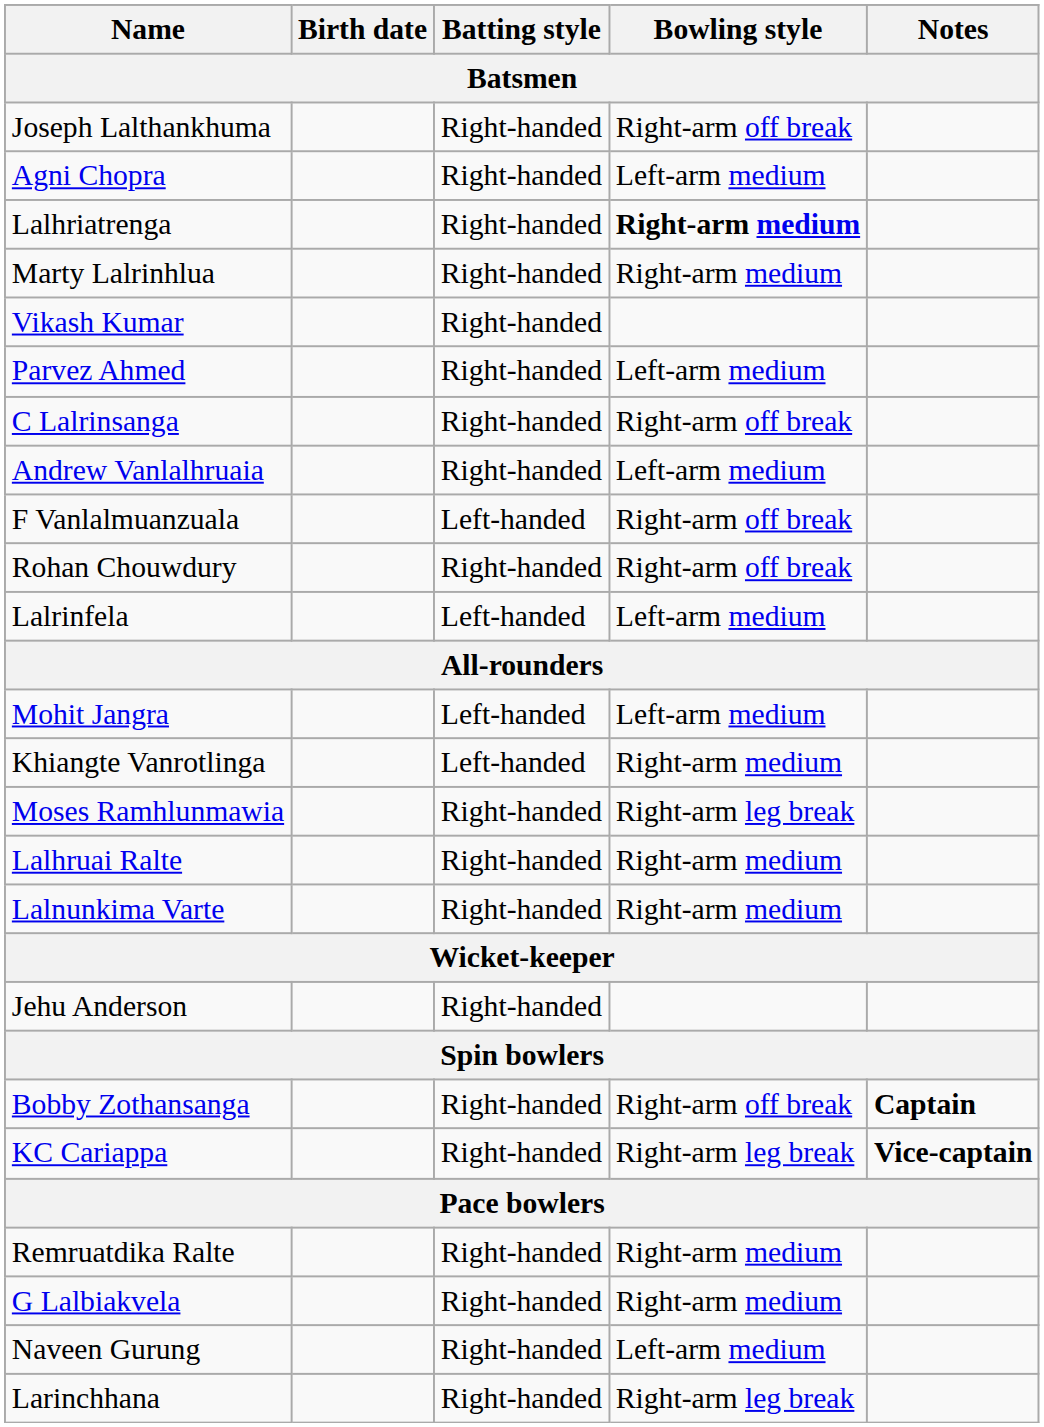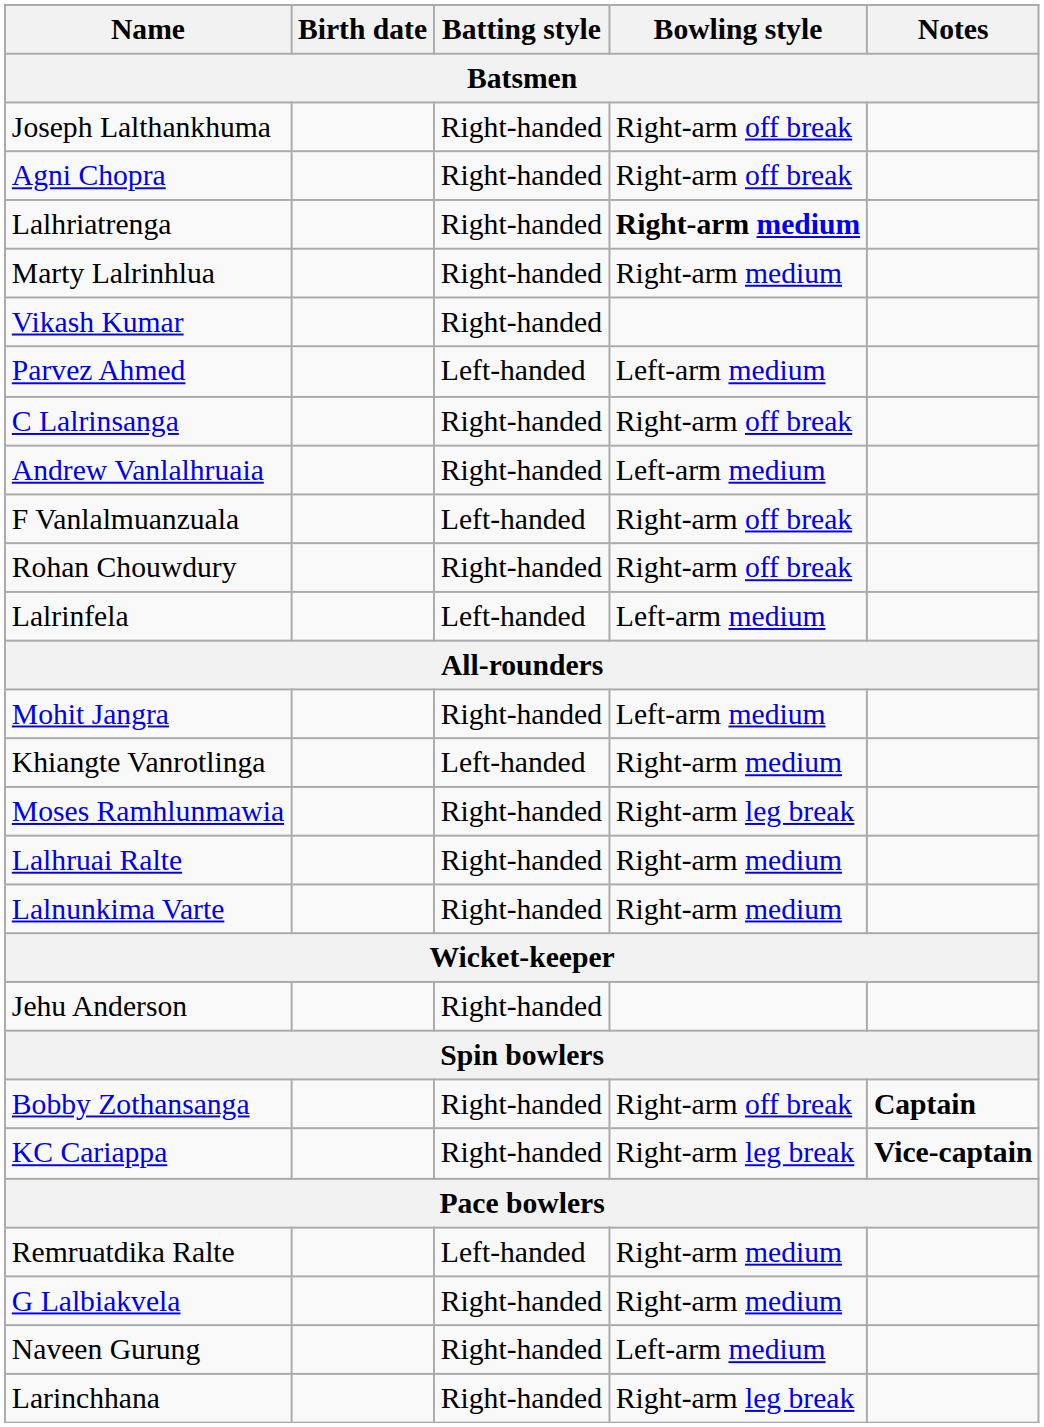(721, 175) Left-arm medium -> (734, 175) Right-arm off break
(521, 371) Right-handed -> (513, 371) Left-handed
(513, 713) Left-handed -> (521, 713) Right-handed
(521, 1250) Right-handed -> (513, 1250) Left-handed
